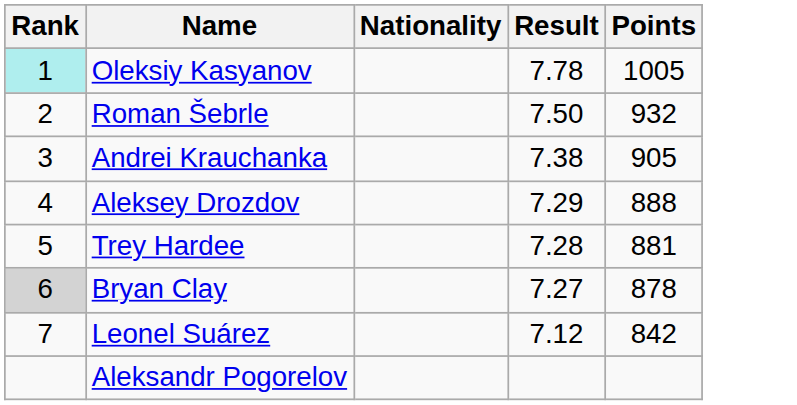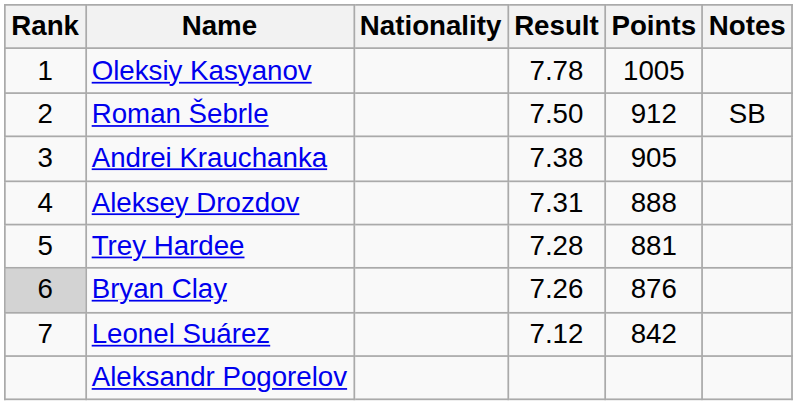+ column: (747, 26)
(45, 70) paleturquoise background -> (45, 70) no background
(654, 114) 932 -> (654, 114) 912
(556, 202) 7.29 -> (556, 202) 7.31
(556, 289) 7.27 -> (556, 289) 7.26
(654, 289) 878 -> (654, 289) 876
